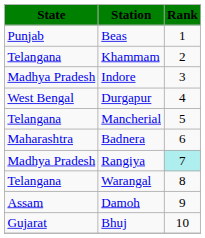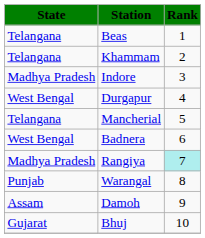(26, 35) Punjab -> (34, 35) Telangana
(40, 139) Maharashtra -> (41, 139) West Bengal
(34, 181) Telangana -> (26, 181) Punjab
